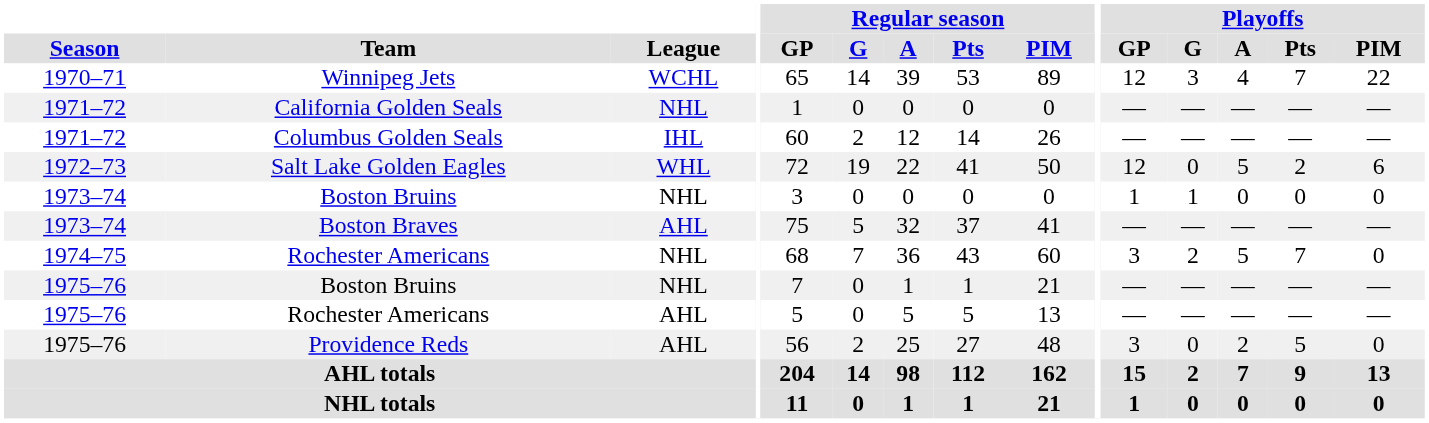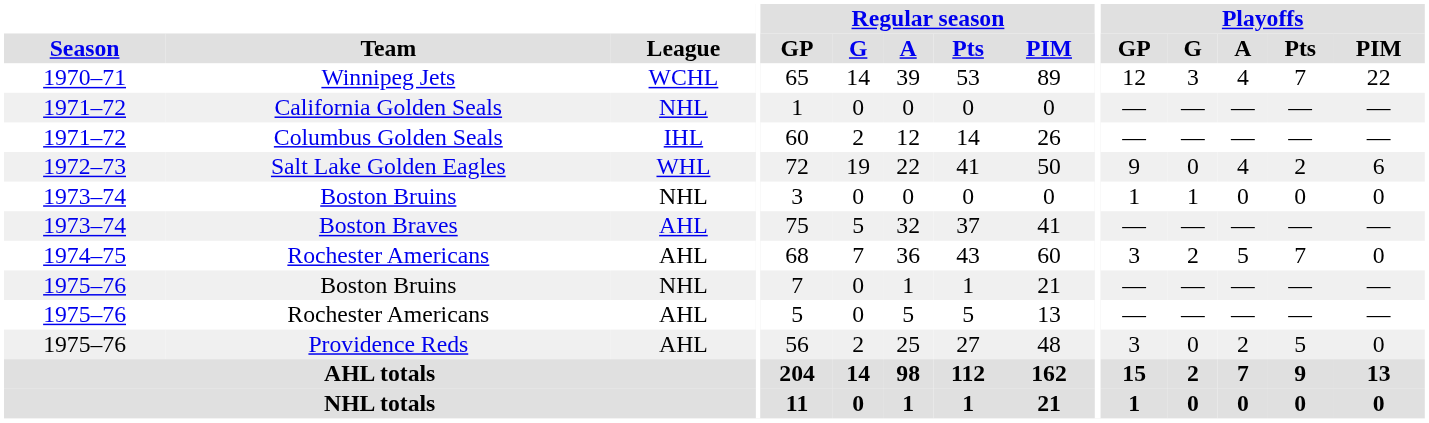(1134, 166) 12 -> (1134, 166) 9
(1243, 166) 5 -> (1243, 166) 4
(683, 255) NHL -> (683, 255) AHL
